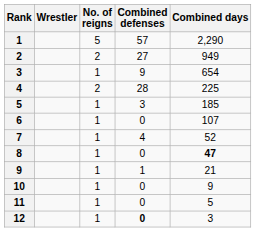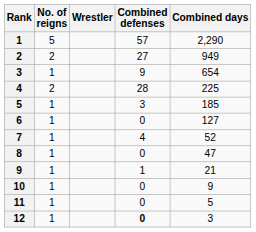columns swapped: (57, 18) <-> (97, 18)
(210, 121) 107 -> (210, 121) 127
(210, 154) bold -> (210, 154) normal
